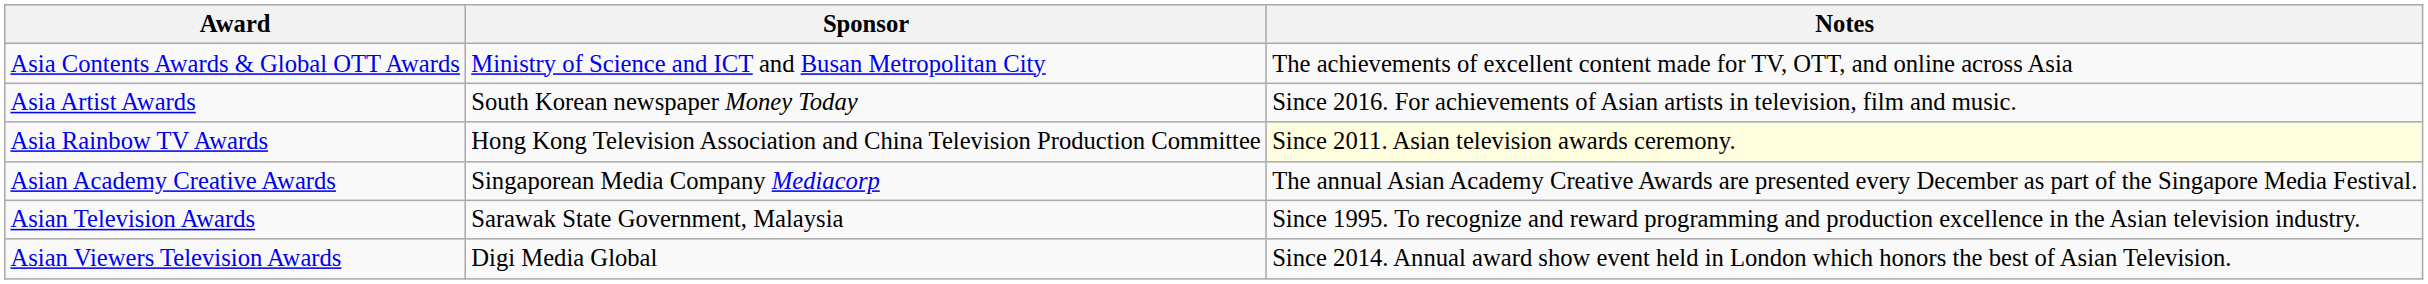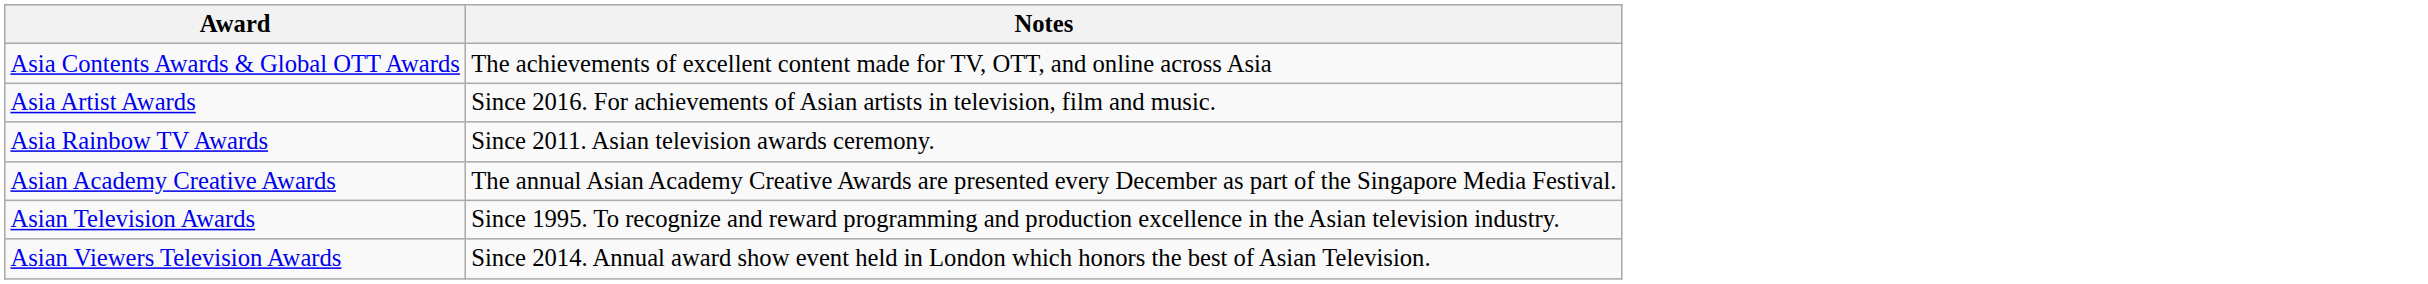- column: (866, 24)
(1504, 141) lightyellow background -> (703, 141) no background
